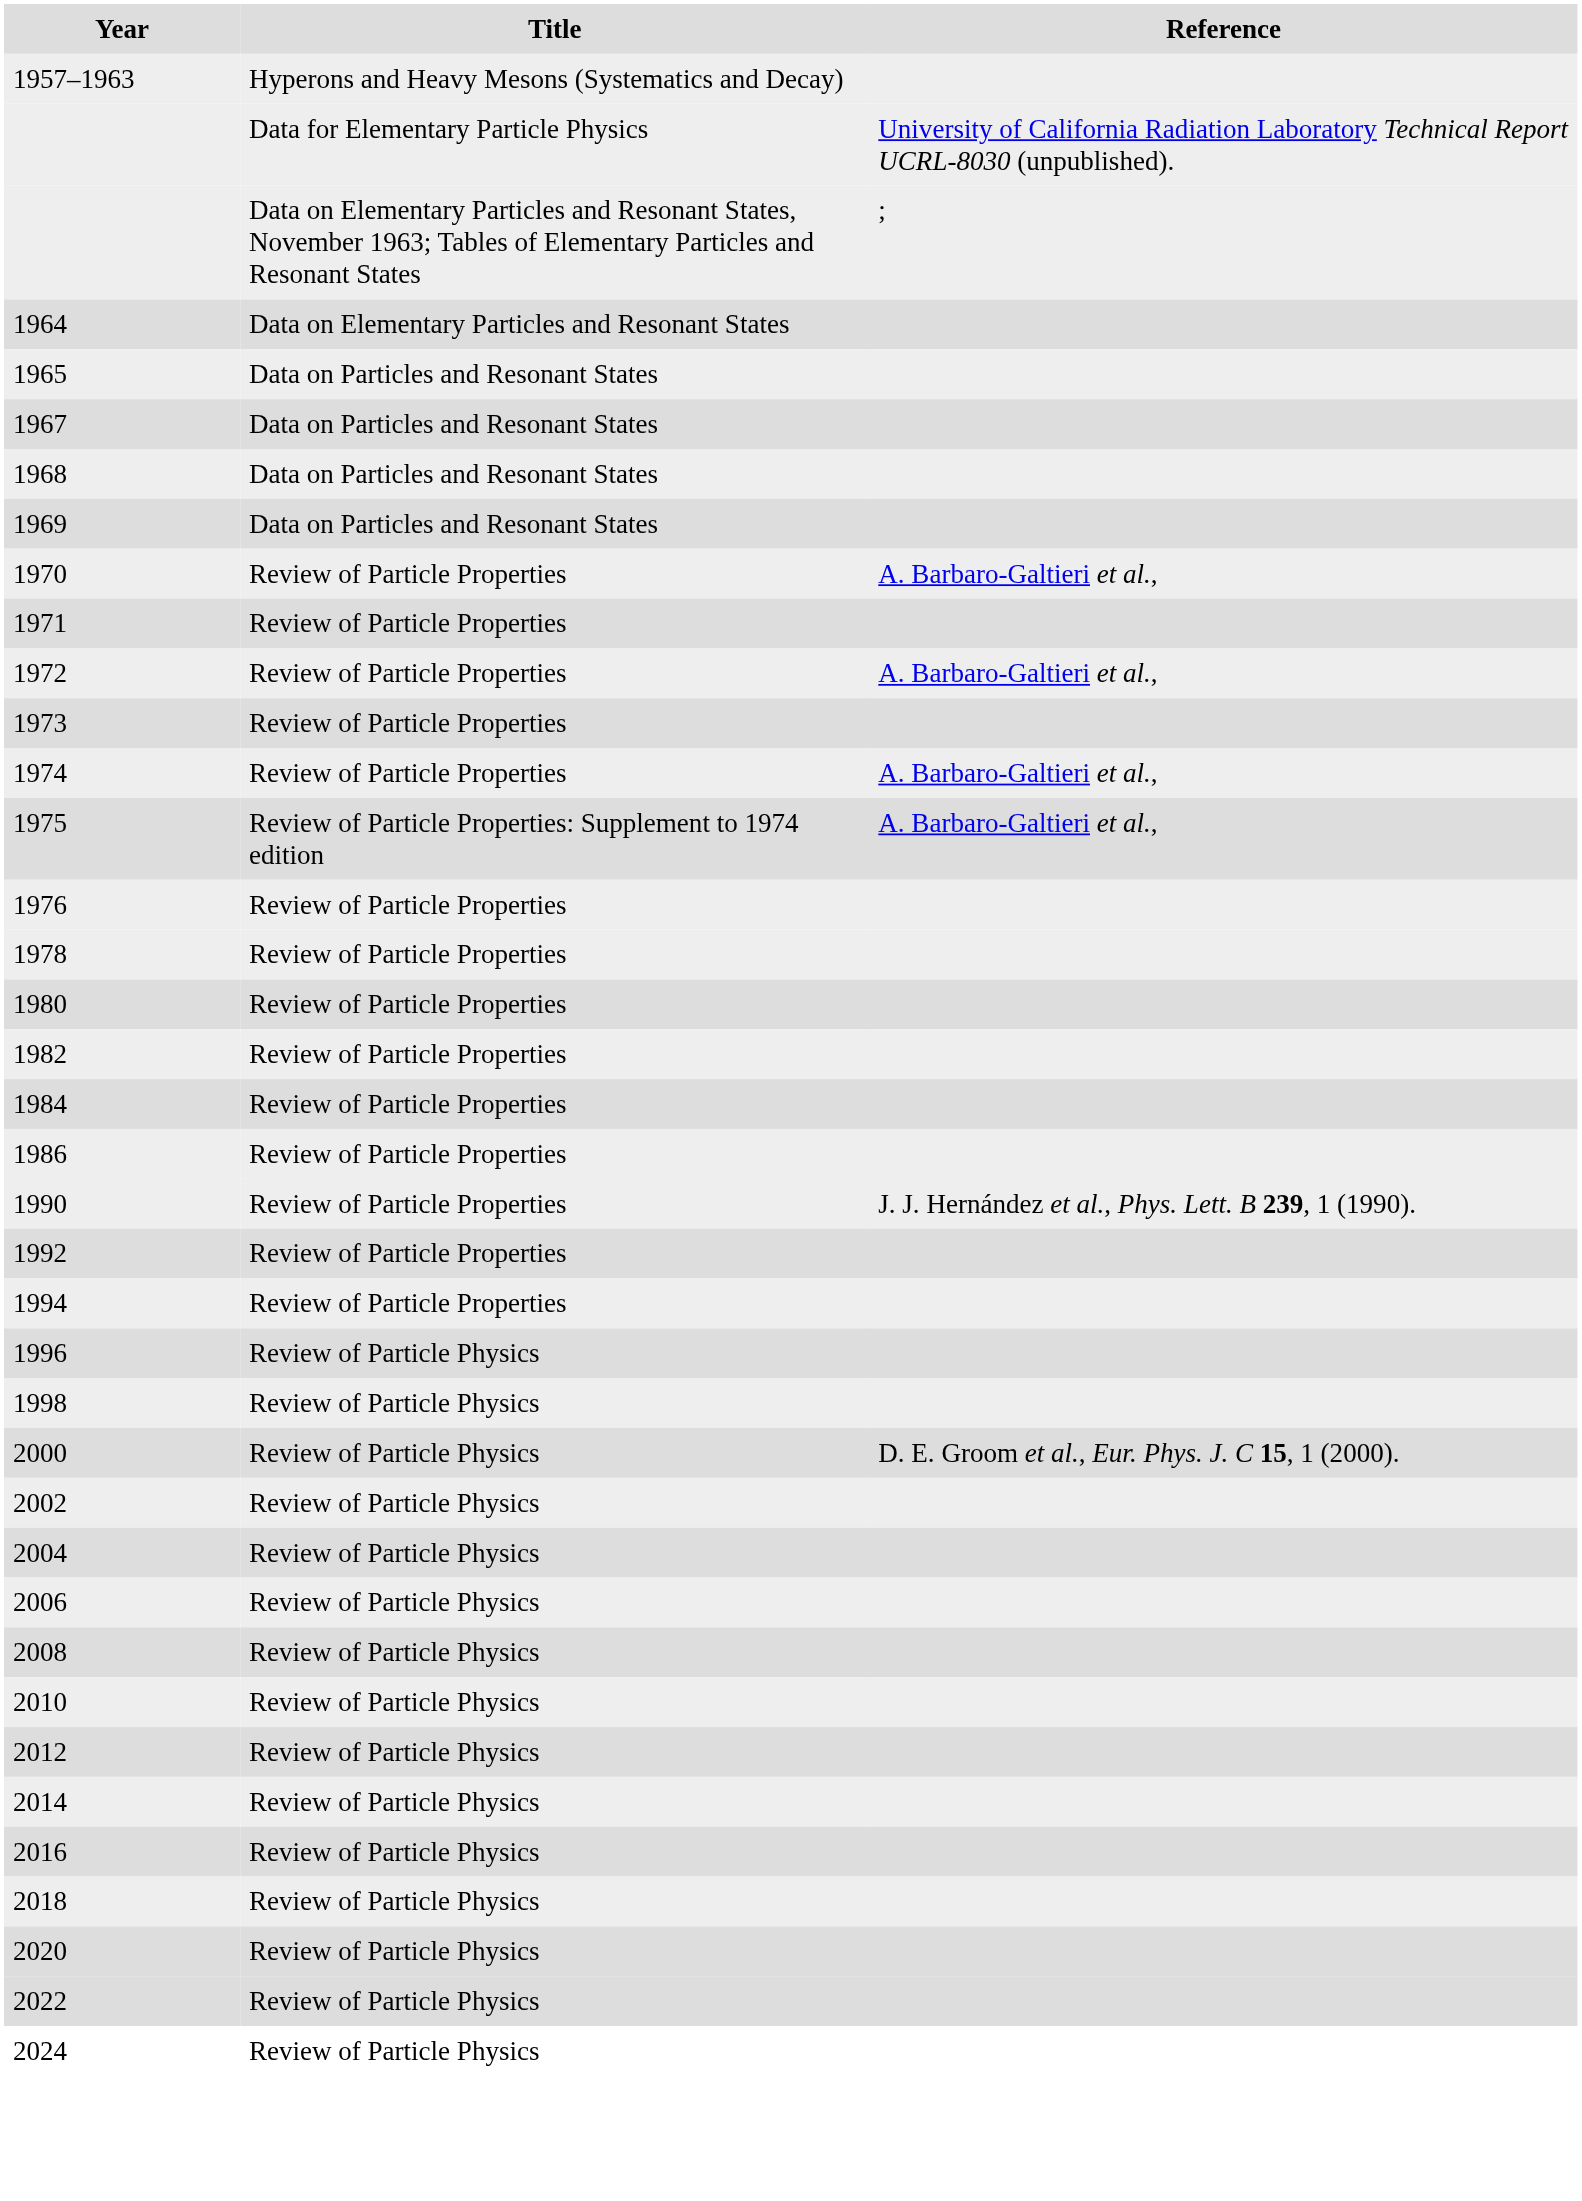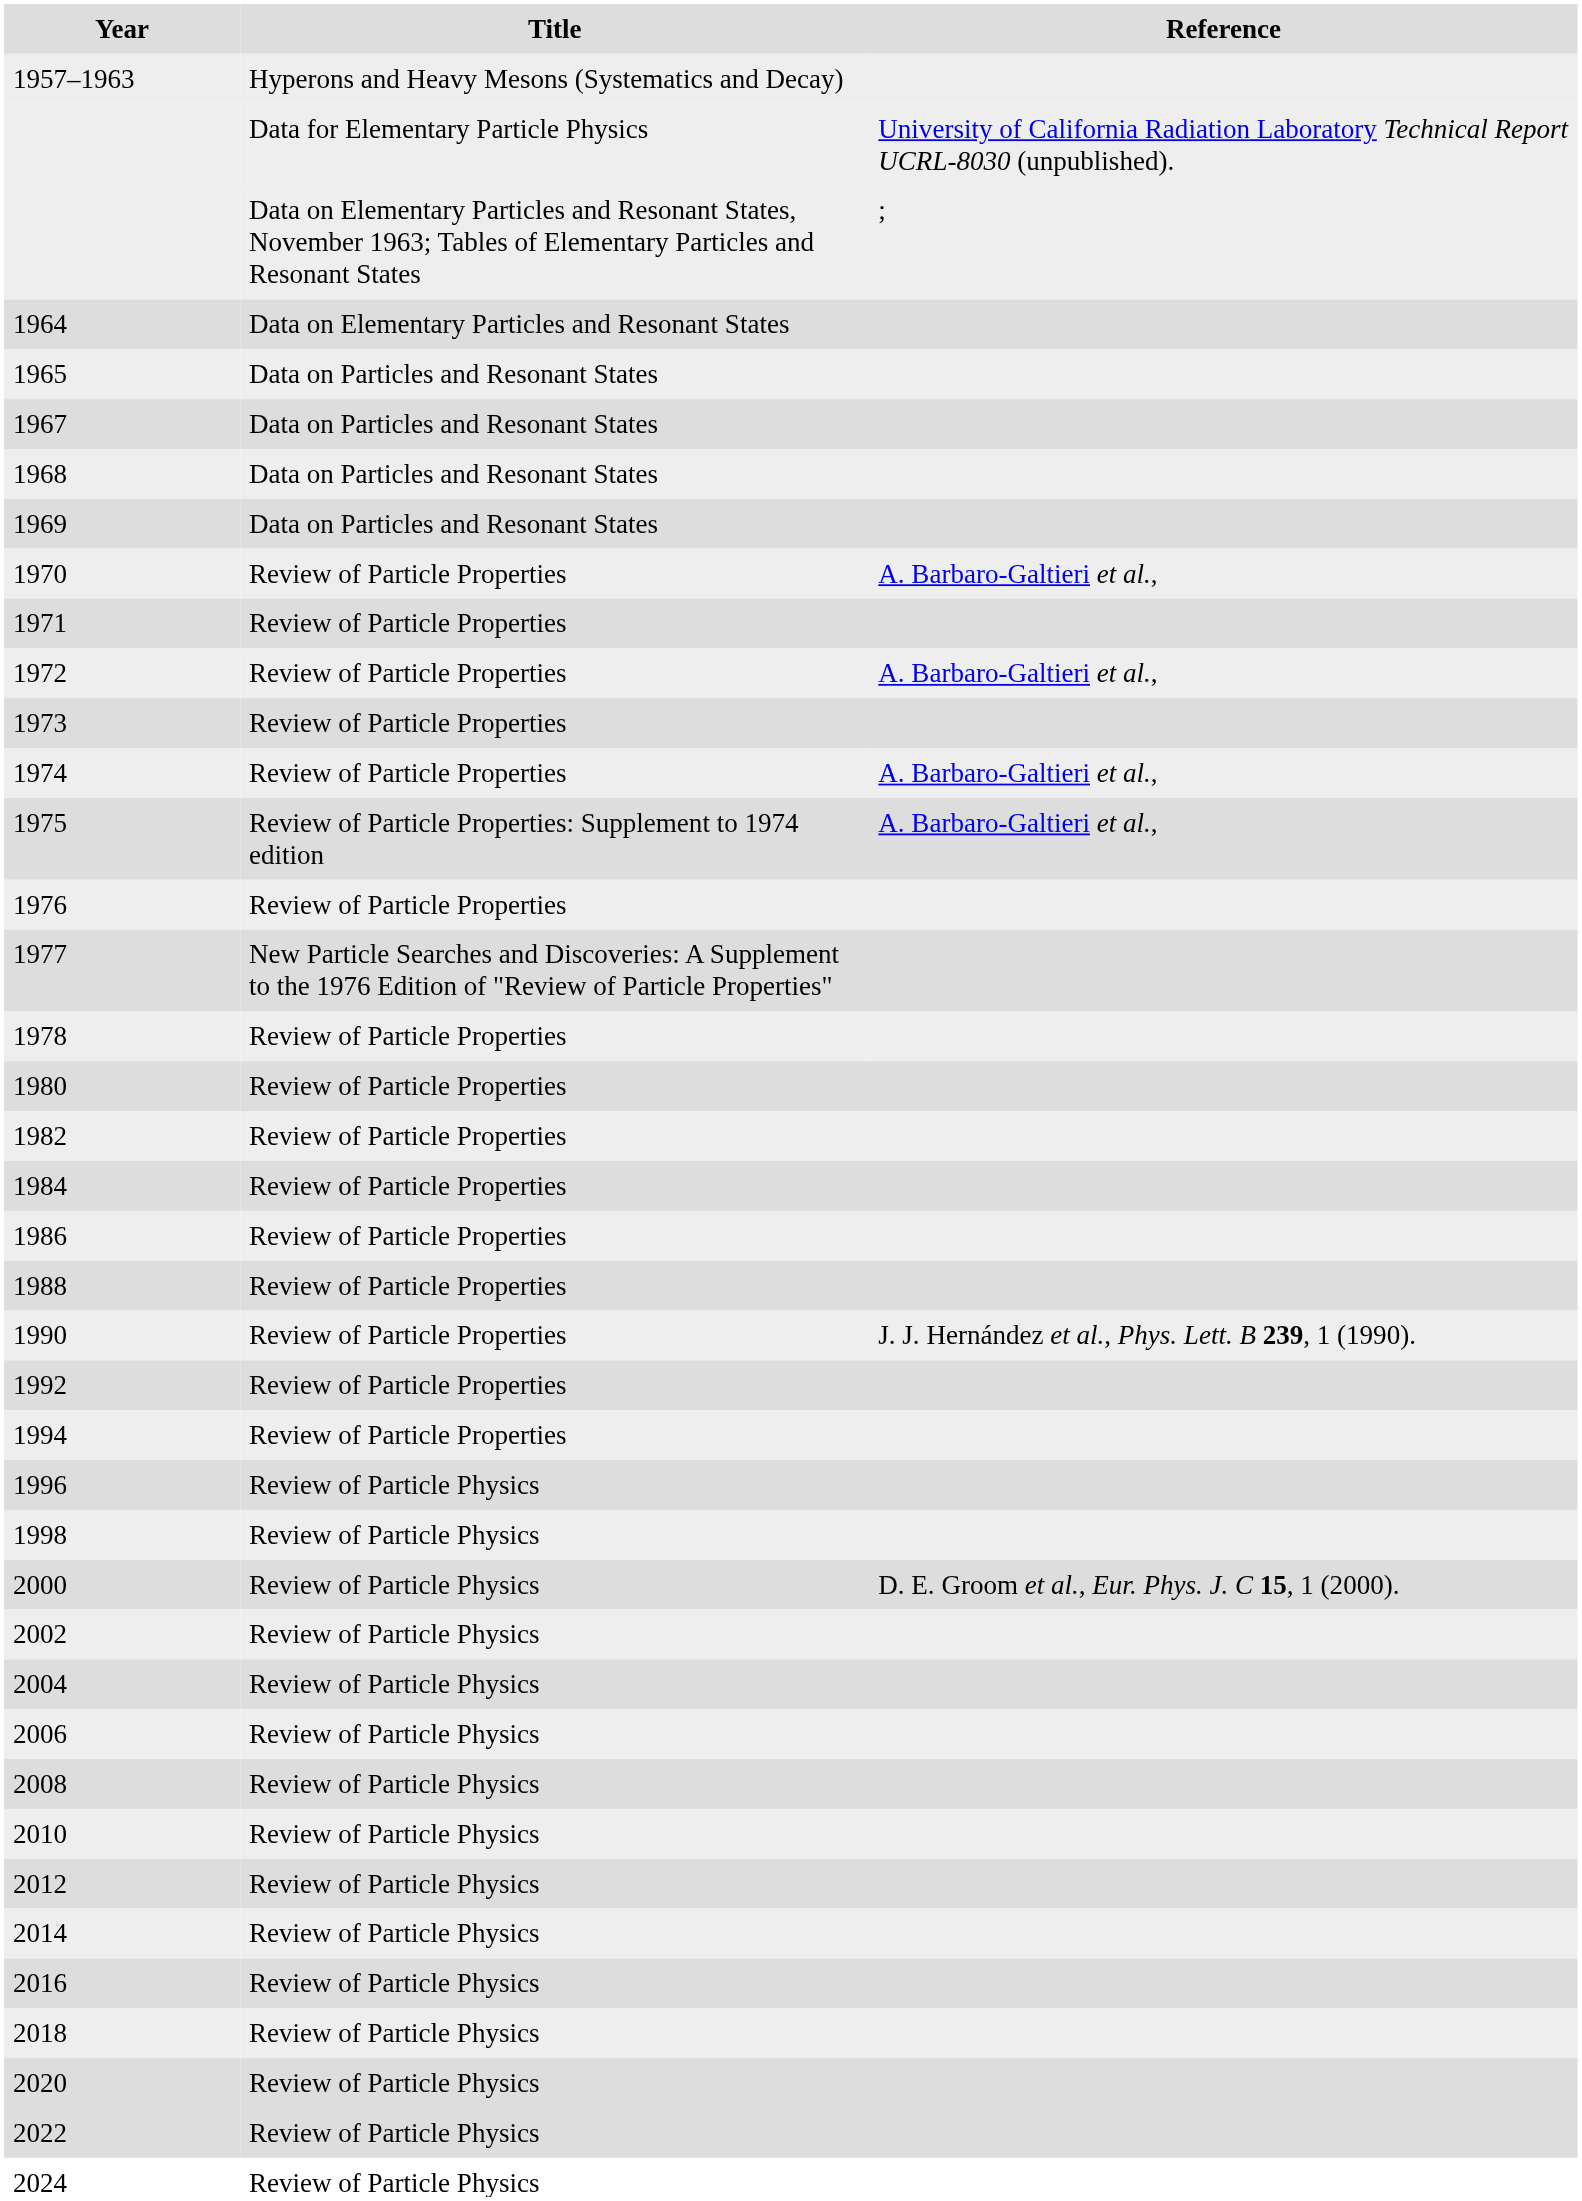+ row: (40, 954)
+ row: (40, 1285)
